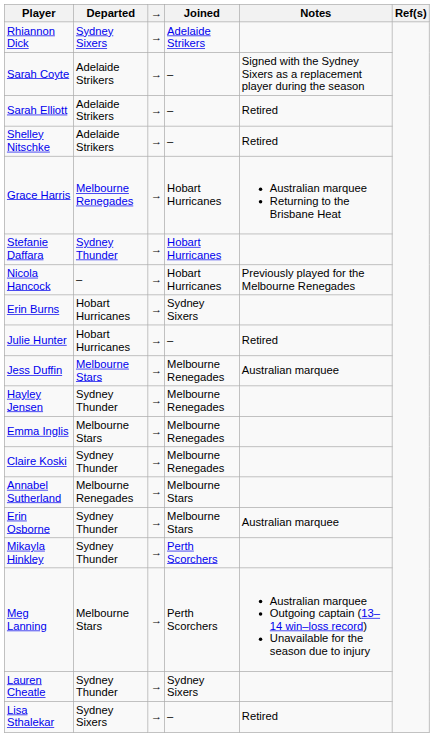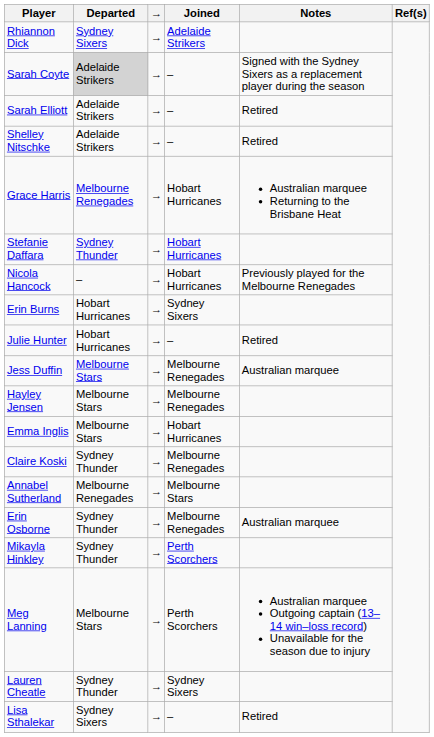(98, 74) no background -> (98, 74) lightgrey background
(97, 401) Sydney Thunder -> (102, 401) Melbourne Stars
(196, 431) Melbourne Renegades -> (194, 431) Hobart Hurricanes
(194, 522) Melbourne Stars -> (196, 522) Melbourne Renegades
